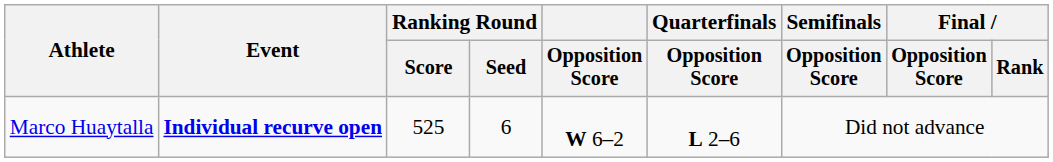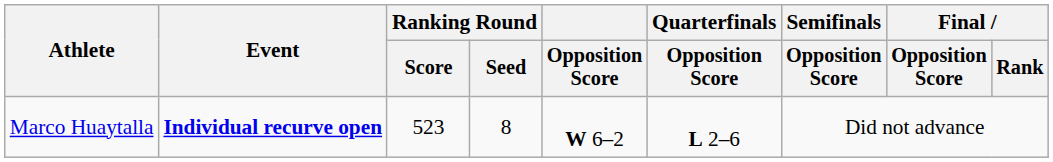(428, 127) 525 -> (428, 127) 523
(506, 127) 6 -> (506, 127) 8
